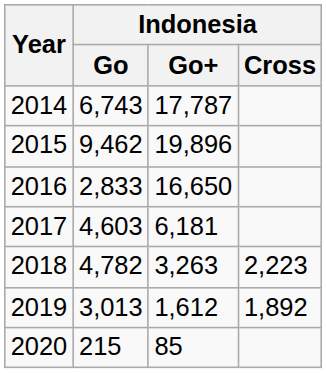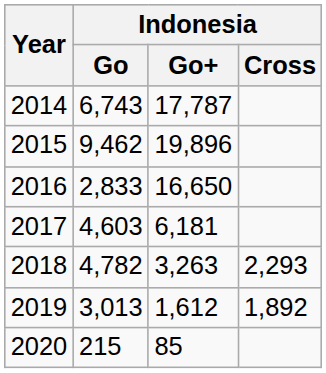(276, 266) 2,223 -> (276, 266) 2,293
